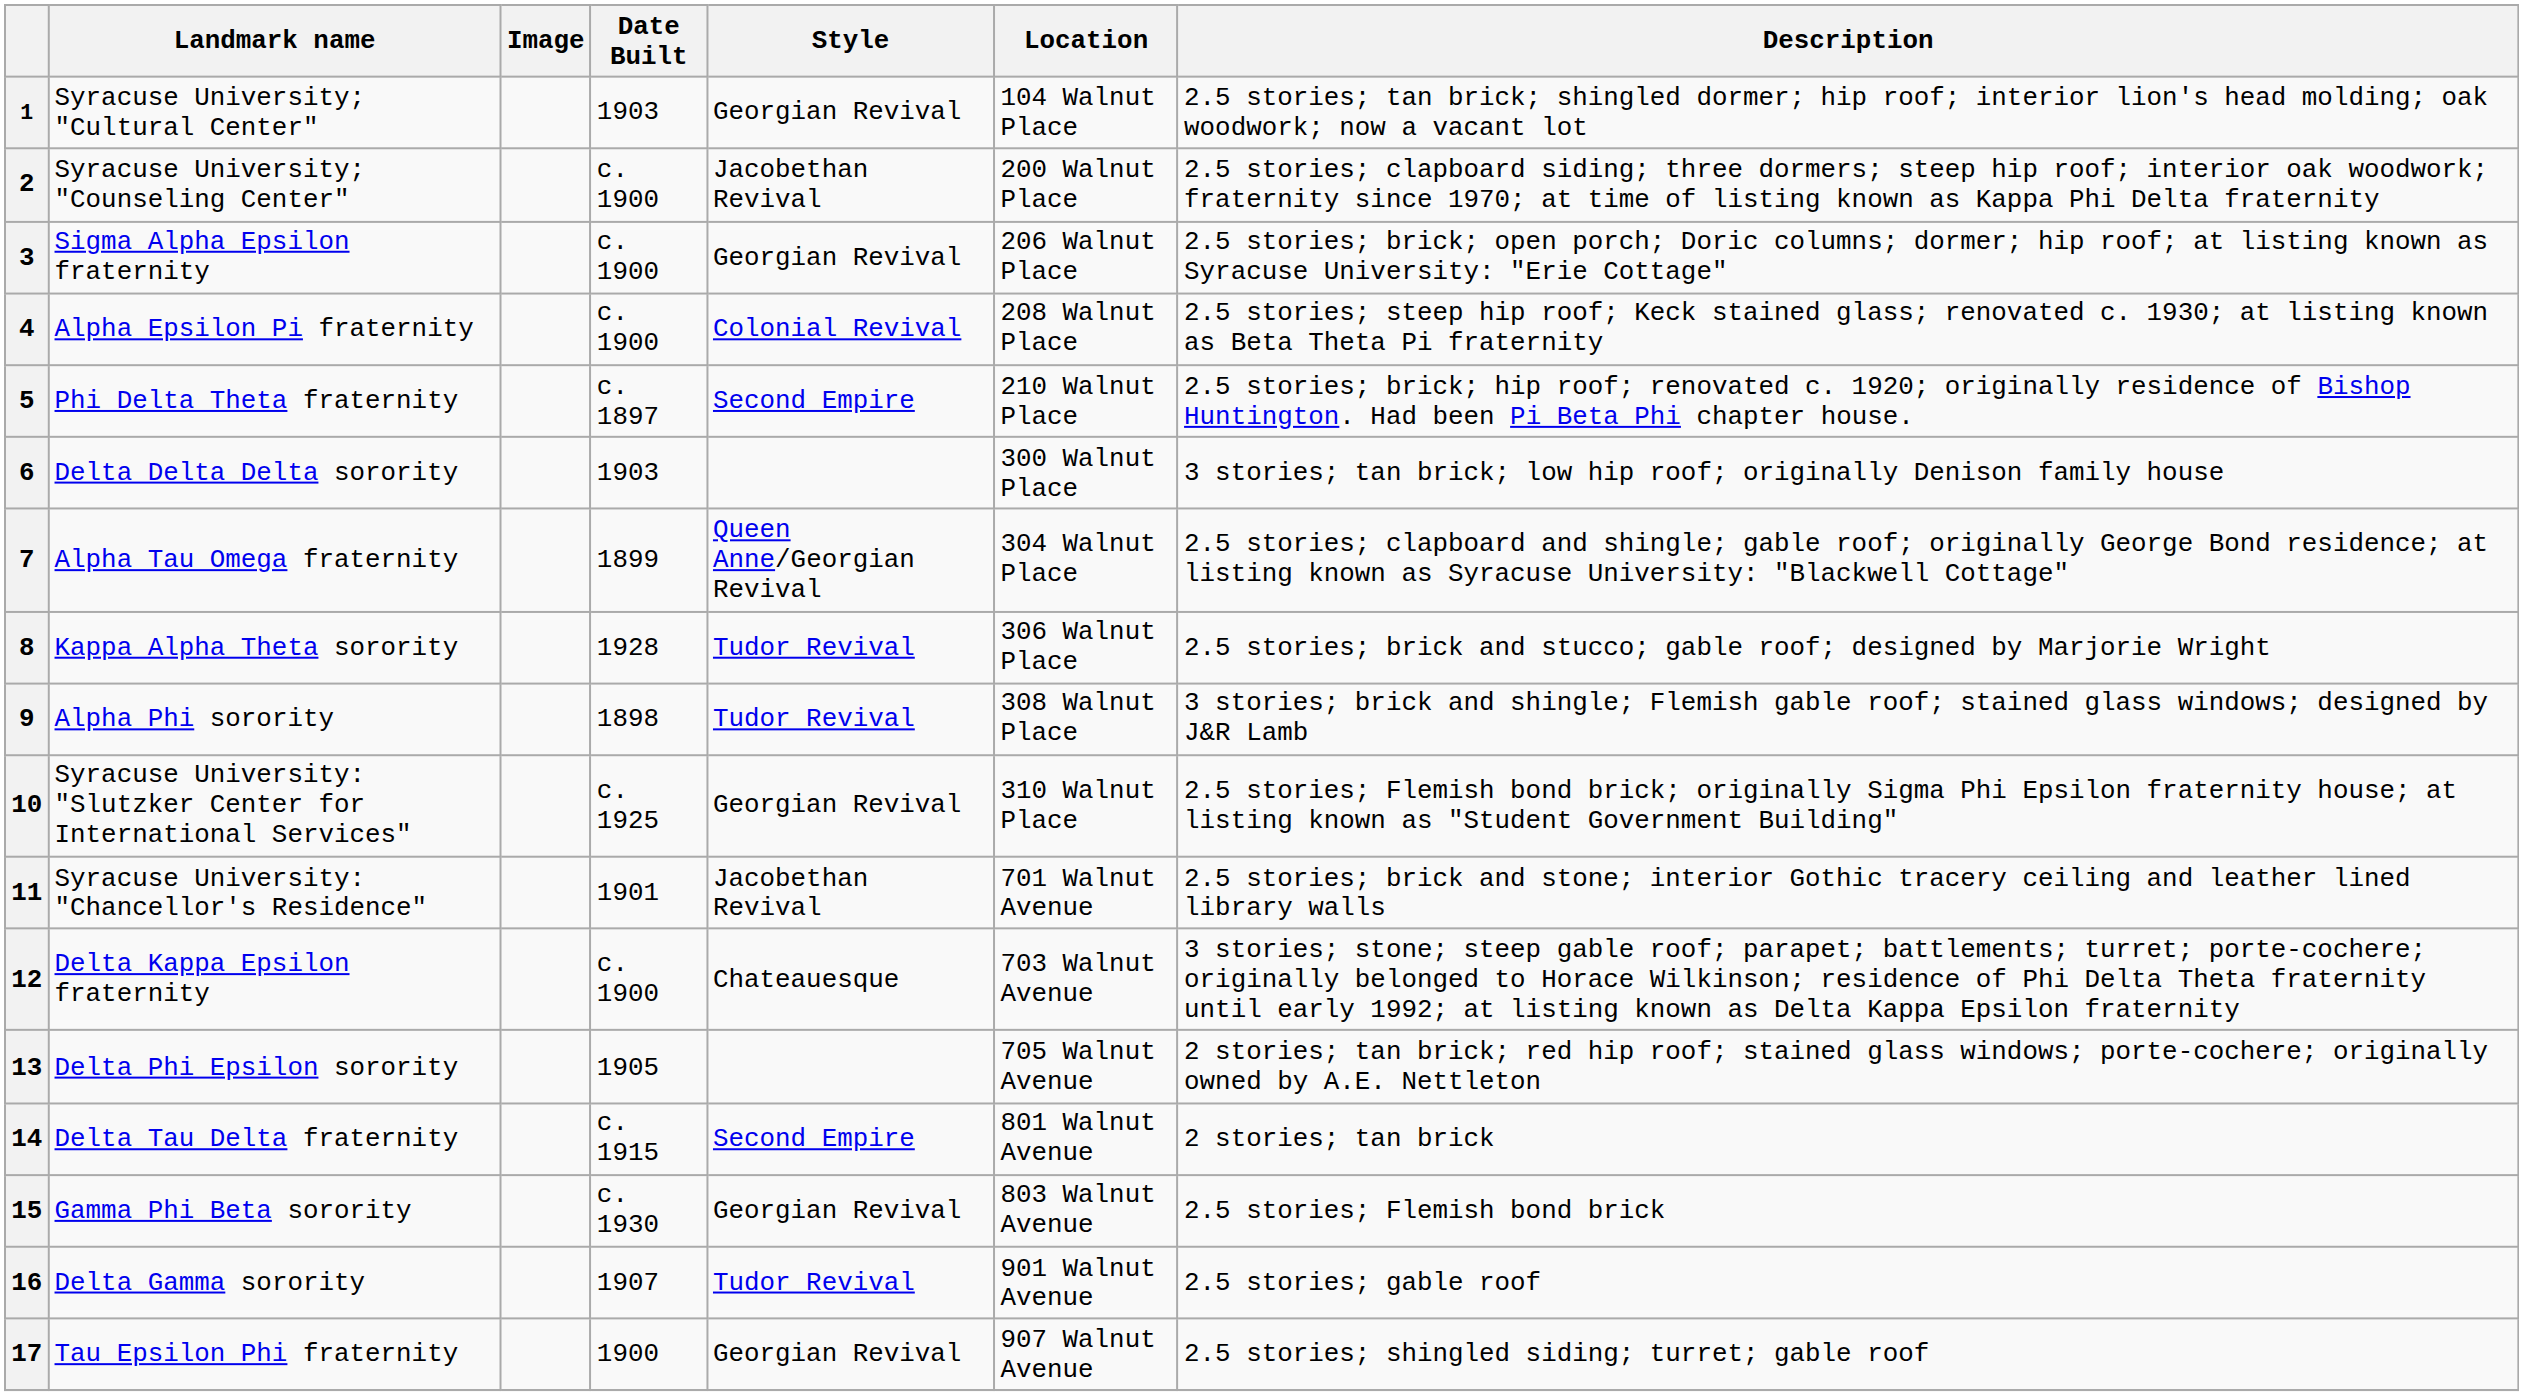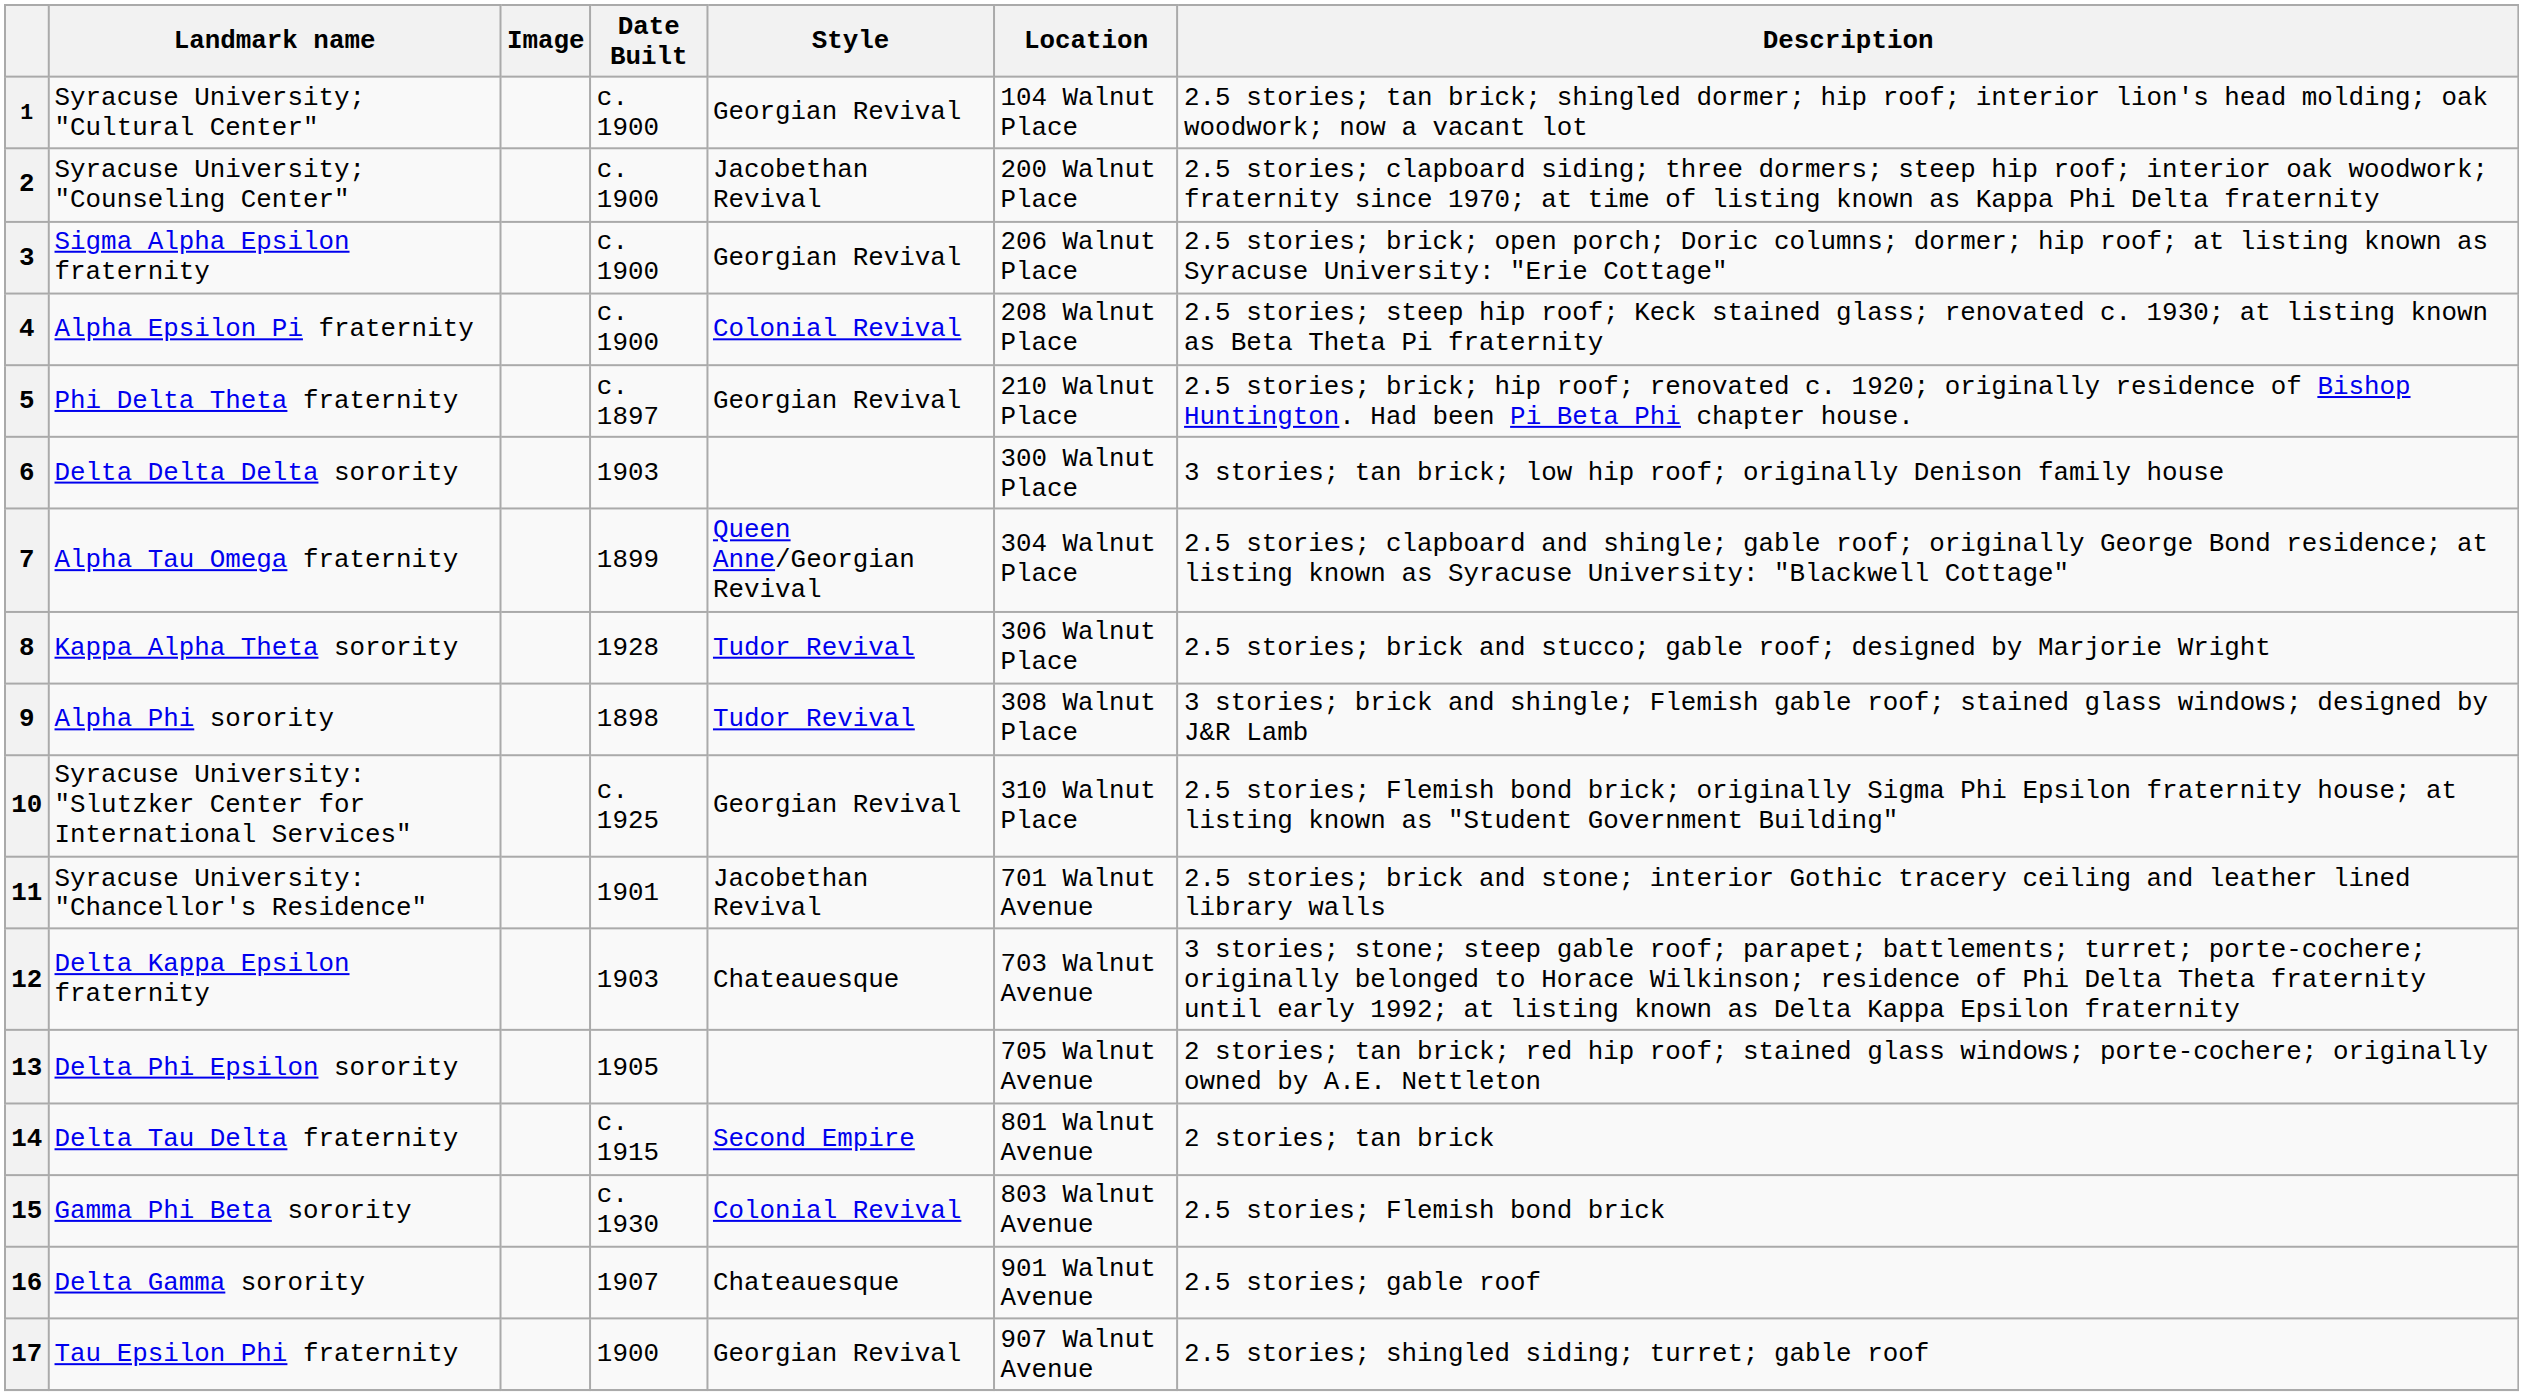(628, 113) 1903 -> (628, 113) c. 1900
(814, 401) Second Empire -> (837, 401) Georgian Revival
(628, 980) c. 1900 -> (628, 980) 1903
(837, 1211) Georgian Revival -> (837, 1211) Colonial Revival
(814, 1283) Tudor Revival -> (806, 1283) Chateauesque
